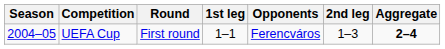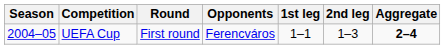columns swapped: (286, 14) <-> (225, 14)
